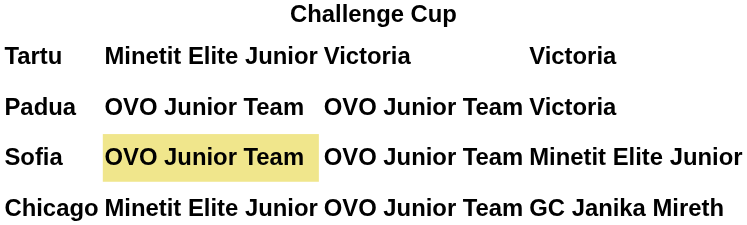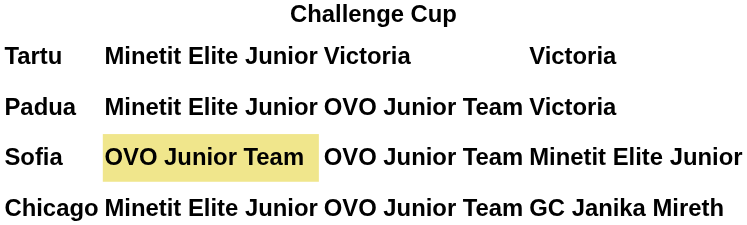(204, 107) OVO Junior Team -> (211, 107) Minetit Elite Junior
